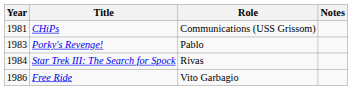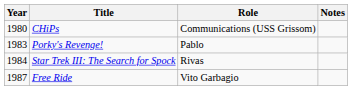(17, 28) 1981 -> (17, 28) 1980
(17, 77) 1986 -> (17, 77) 1987
